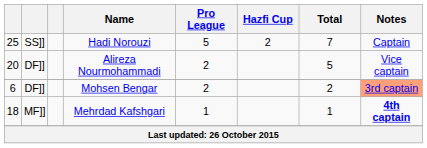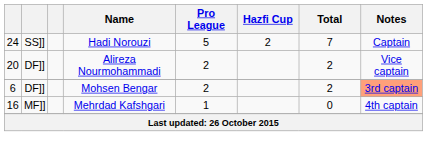(13, 42) 25 -> (13, 42) 24
(330, 65) 5 -> (330, 65) 2
(13, 112) 18 -> (13, 106) 16
(330, 112) 1 -> (330, 106) 0
(391, 112) bold -> (391, 106) normal
